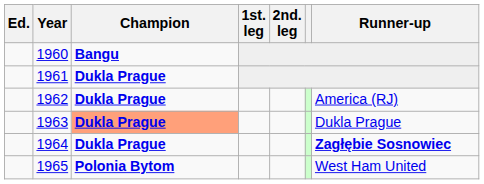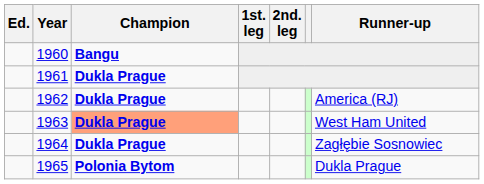(358, 122) Dukla Prague -> (371, 122) West Ham United
(383, 144) bold -> (379, 144) normal
(371, 167) West Ham United -> (358, 167) Dukla Prague
